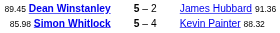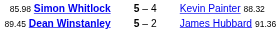rows swapped: (58, 9) <-> (60, 23)
